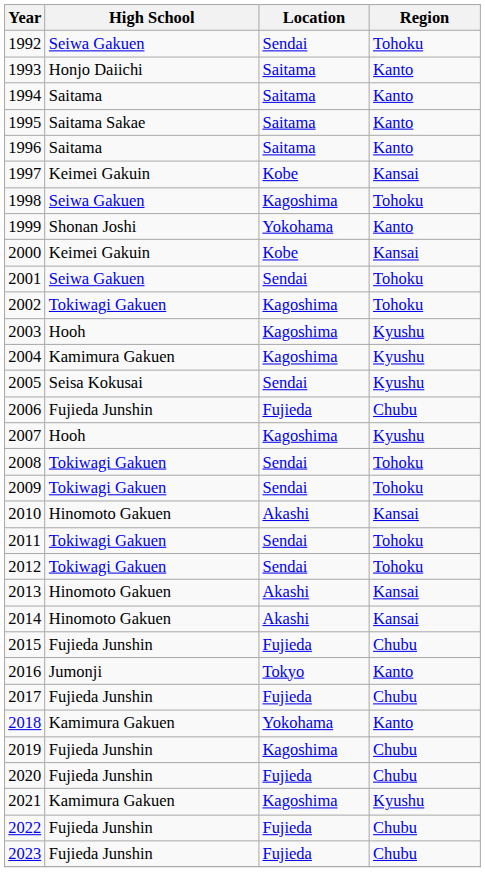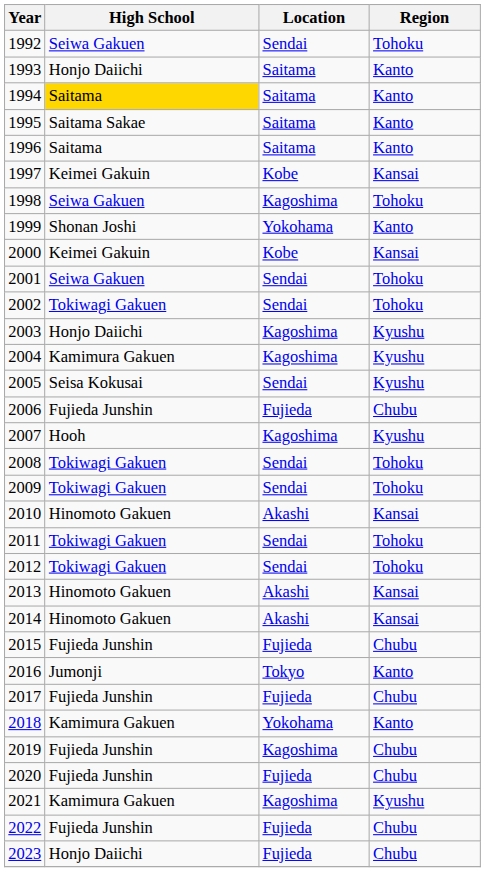(75, 95) no background -> (75, 95) gold background
(300, 305) Kagoshima -> (285, 305) Sendai
(67, 331) Hooh -> (96, 331) Honjo Daiichi
(101, 853) Fujieda Junshin -> (96, 853) Honjo Daiichi
